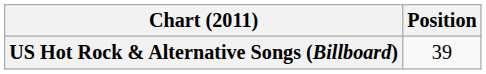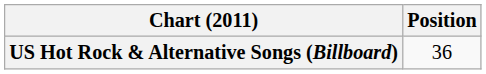(442, 52) 39 -> (442, 52) 36
